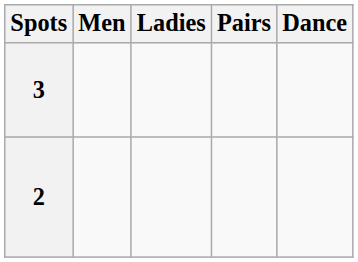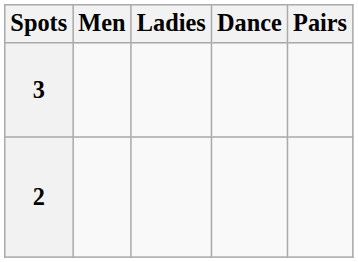columns swapped: (244, 23) <-> (315, 23)
